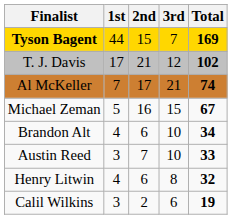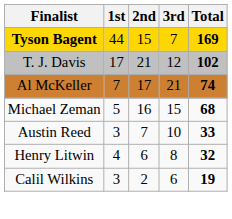(208, 109) 67 -> (208, 109) 68
- row: (54, 132)
